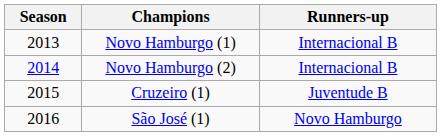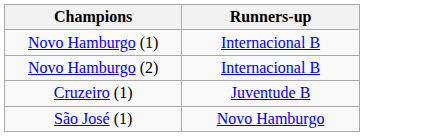- column: (43, 17)
